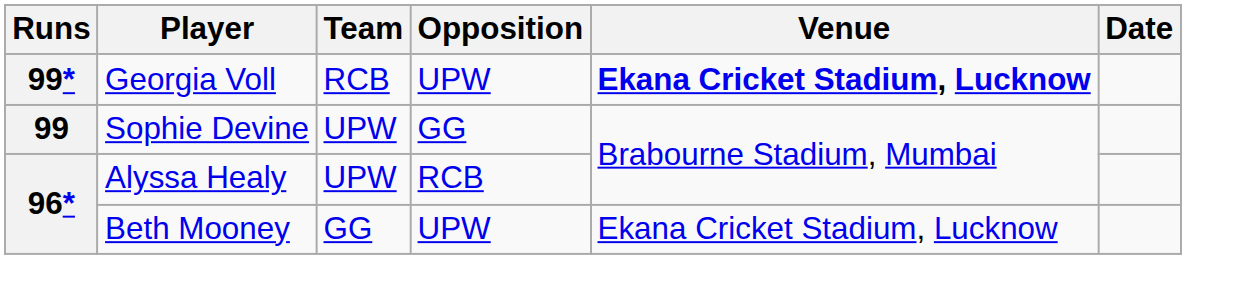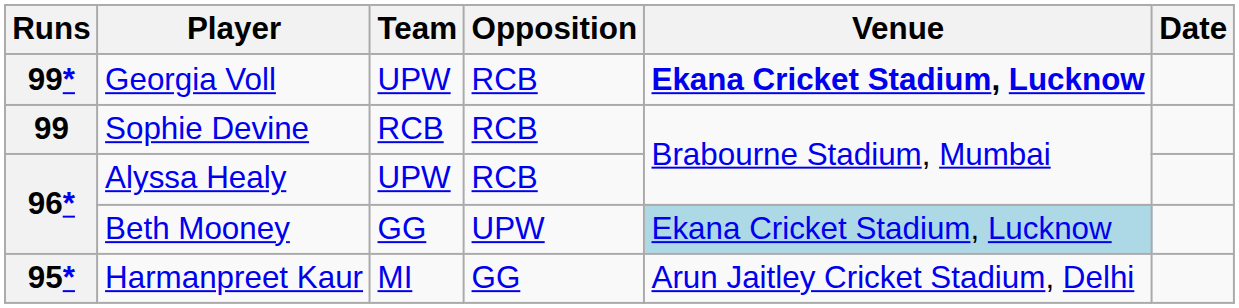(357, 79) RCB -> (414, 79) UPW
(454, 79) UPW -> (505, 79) RCB
(360, 128) UPW -> (411, 128) RCB
(442, 128) GG -> (505, 128) RCB
(828, 228) no background -> (882, 228) lightblue background
+ row: (234, 278)
